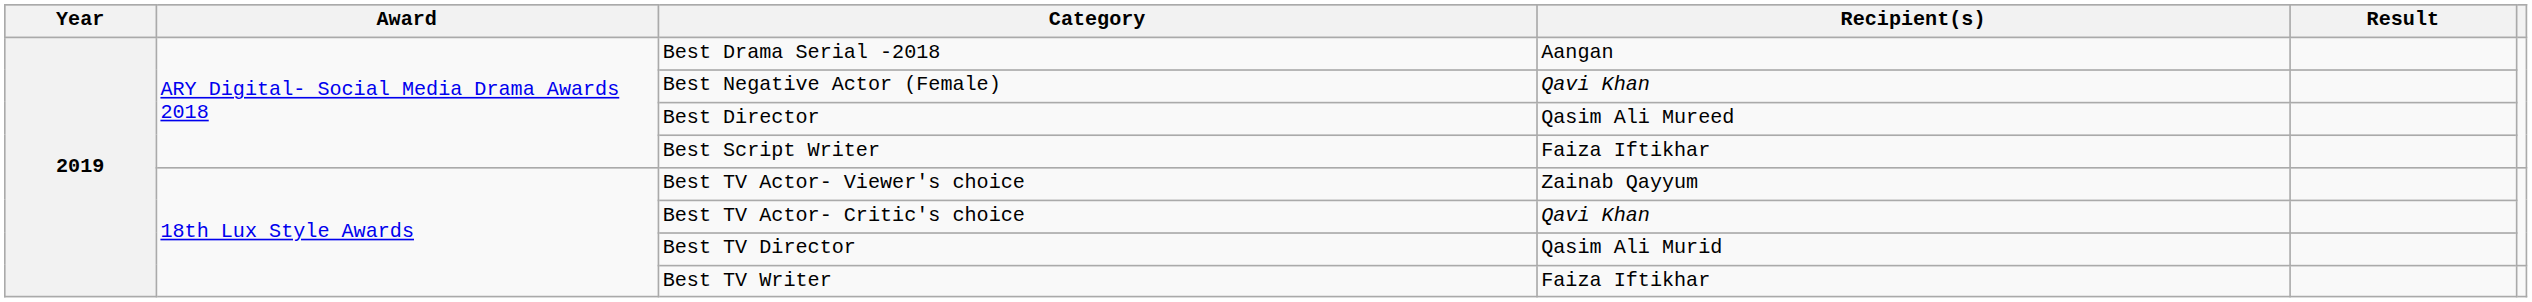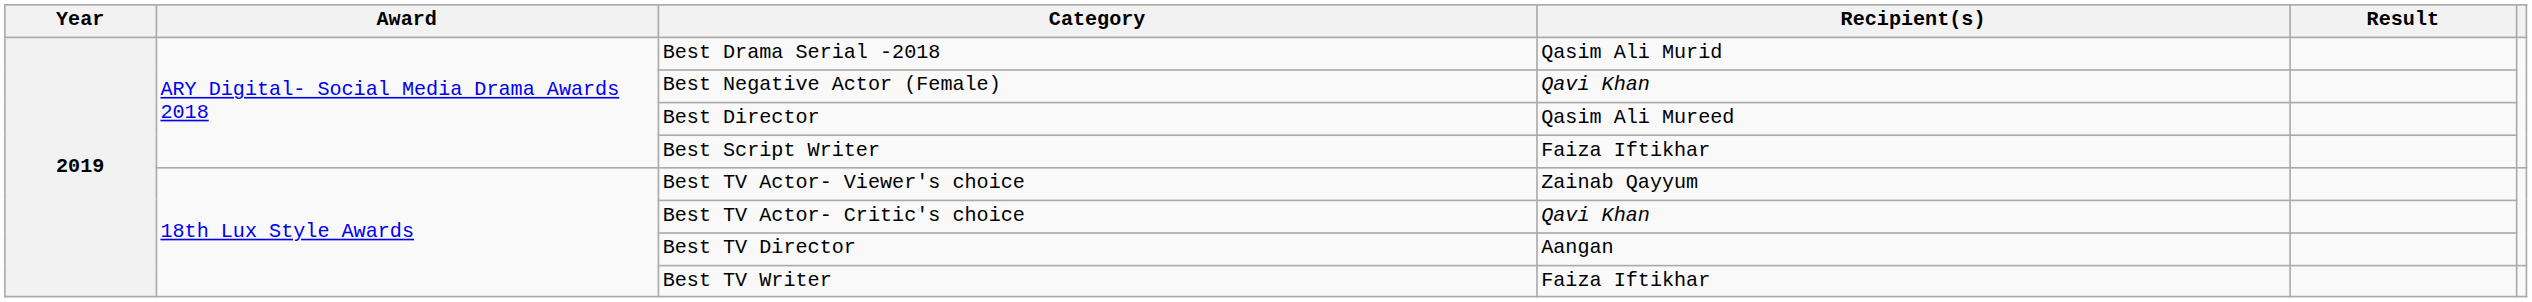(1577, 54) Aangan -> (1632, 54) Qasim Ali Murid
(1632, 249) Qasim Ali Murid -> (1577, 249) Aangan
